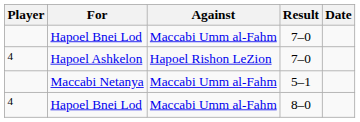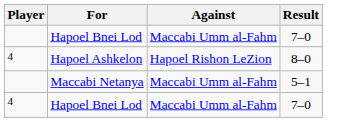- column: (338, 15)
(301, 58) 7–0 -> (301, 58) 8–0
(301, 104) 8–0 -> (301, 104) 7–0
